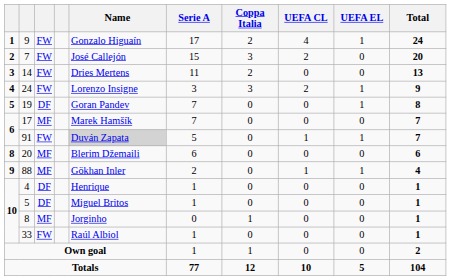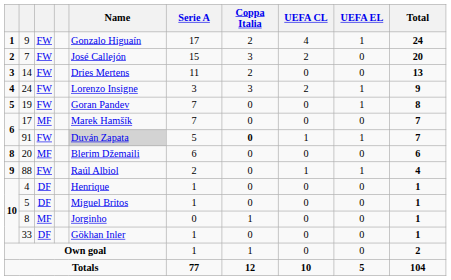(44, 105) DF -> (44, 105) FW
(250, 137) normal -> (250, 137) bold
(44, 170) MF -> (44, 170) FW
(98, 170) Gökhan Inler -> (95, 170) Raúl Albiol
(44, 235) FW -> (44, 235) DF
(95, 235) Raúl Albiol -> (98, 235) Gökhan Inler
